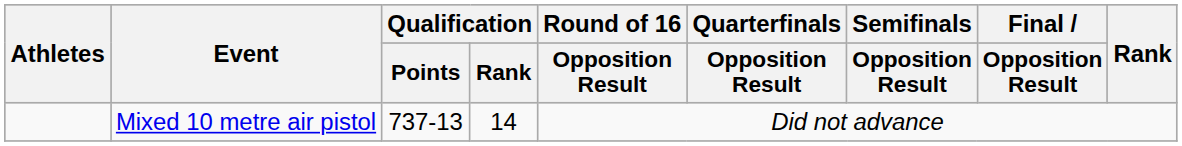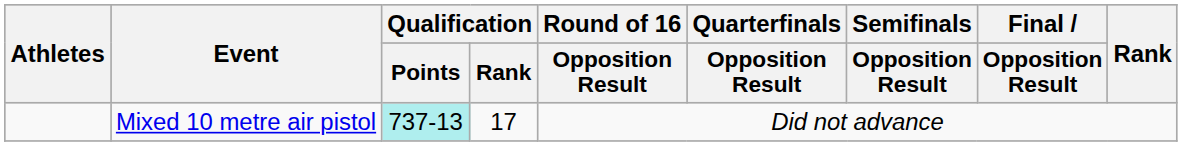(426, 122) no background -> (426, 122) paleturquoise background
(504, 122) 14 -> (504, 122) 17
